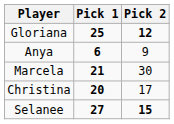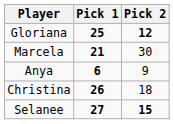rows swapped: (39, 52) <-> (39, 71)
(97, 90) 20 -> (97, 90) 26
(145, 90) 17 -> (145, 90) 18
